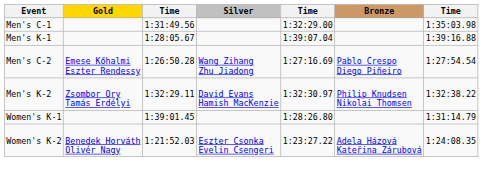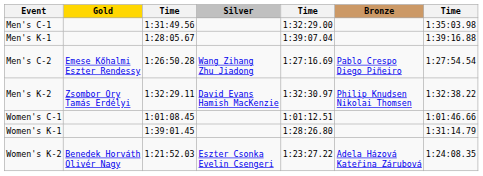+ row: (34, 117)
